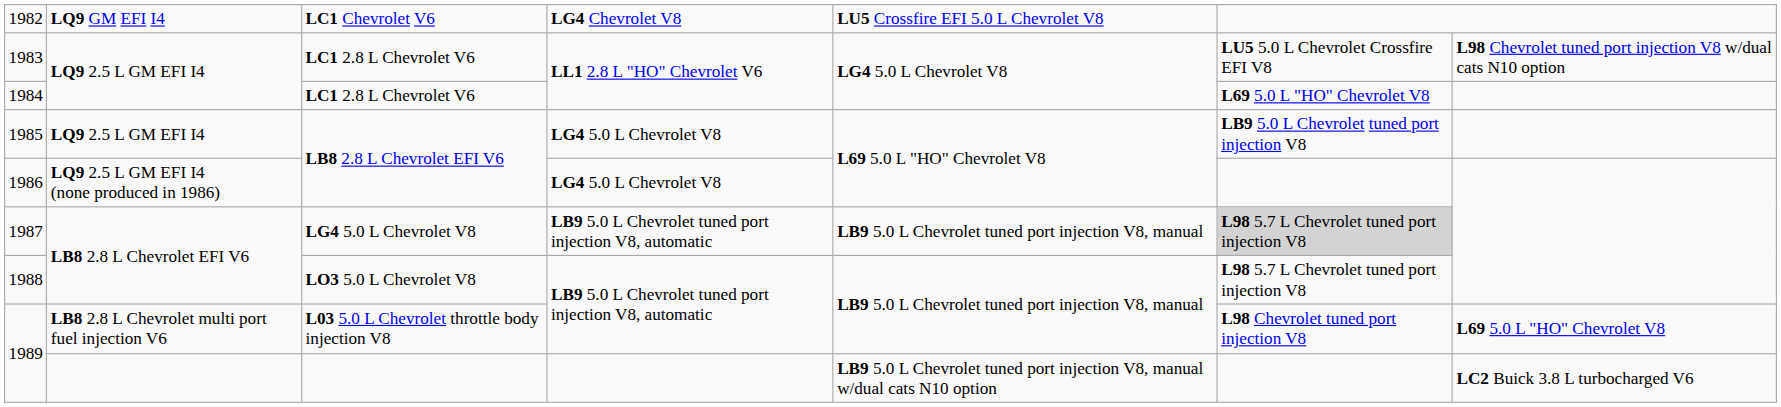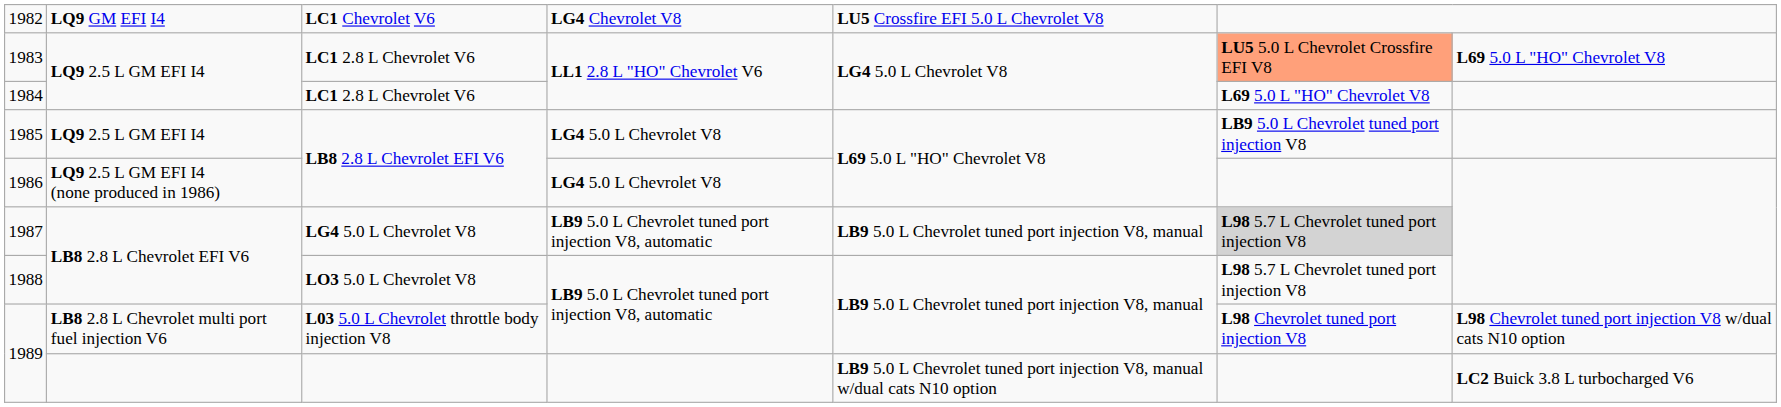(1327, 57) no background -> (1327, 57) lightsalmon background
(1614, 57) L98 Chevrolet tuned port injection V8 w/dual cats N10 option -> (1561, 57) L69 5.0 L "HO" Chevrolet V8
(1561, 328) L69 5.0 L "HO" Chevrolet V8 -> (1614, 328) L98 Chevrolet tuned port injection V8 w/dual cats N10 option
